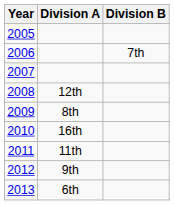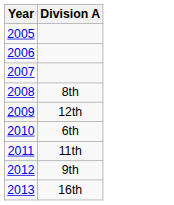- column: (136, 14)
(70, 92) 12th -> (70, 92) 8th
(70, 111) 8th -> (70, 111) 12th
(70, 131) 16th -> (70, 131) 6th
(70, 190) 6th -> (70, 190) 16th
